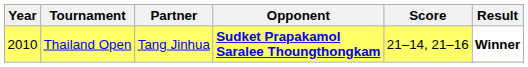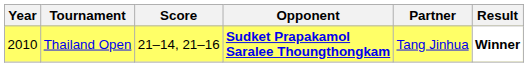columns swapped: (174, 15) <-> (428, 15)
